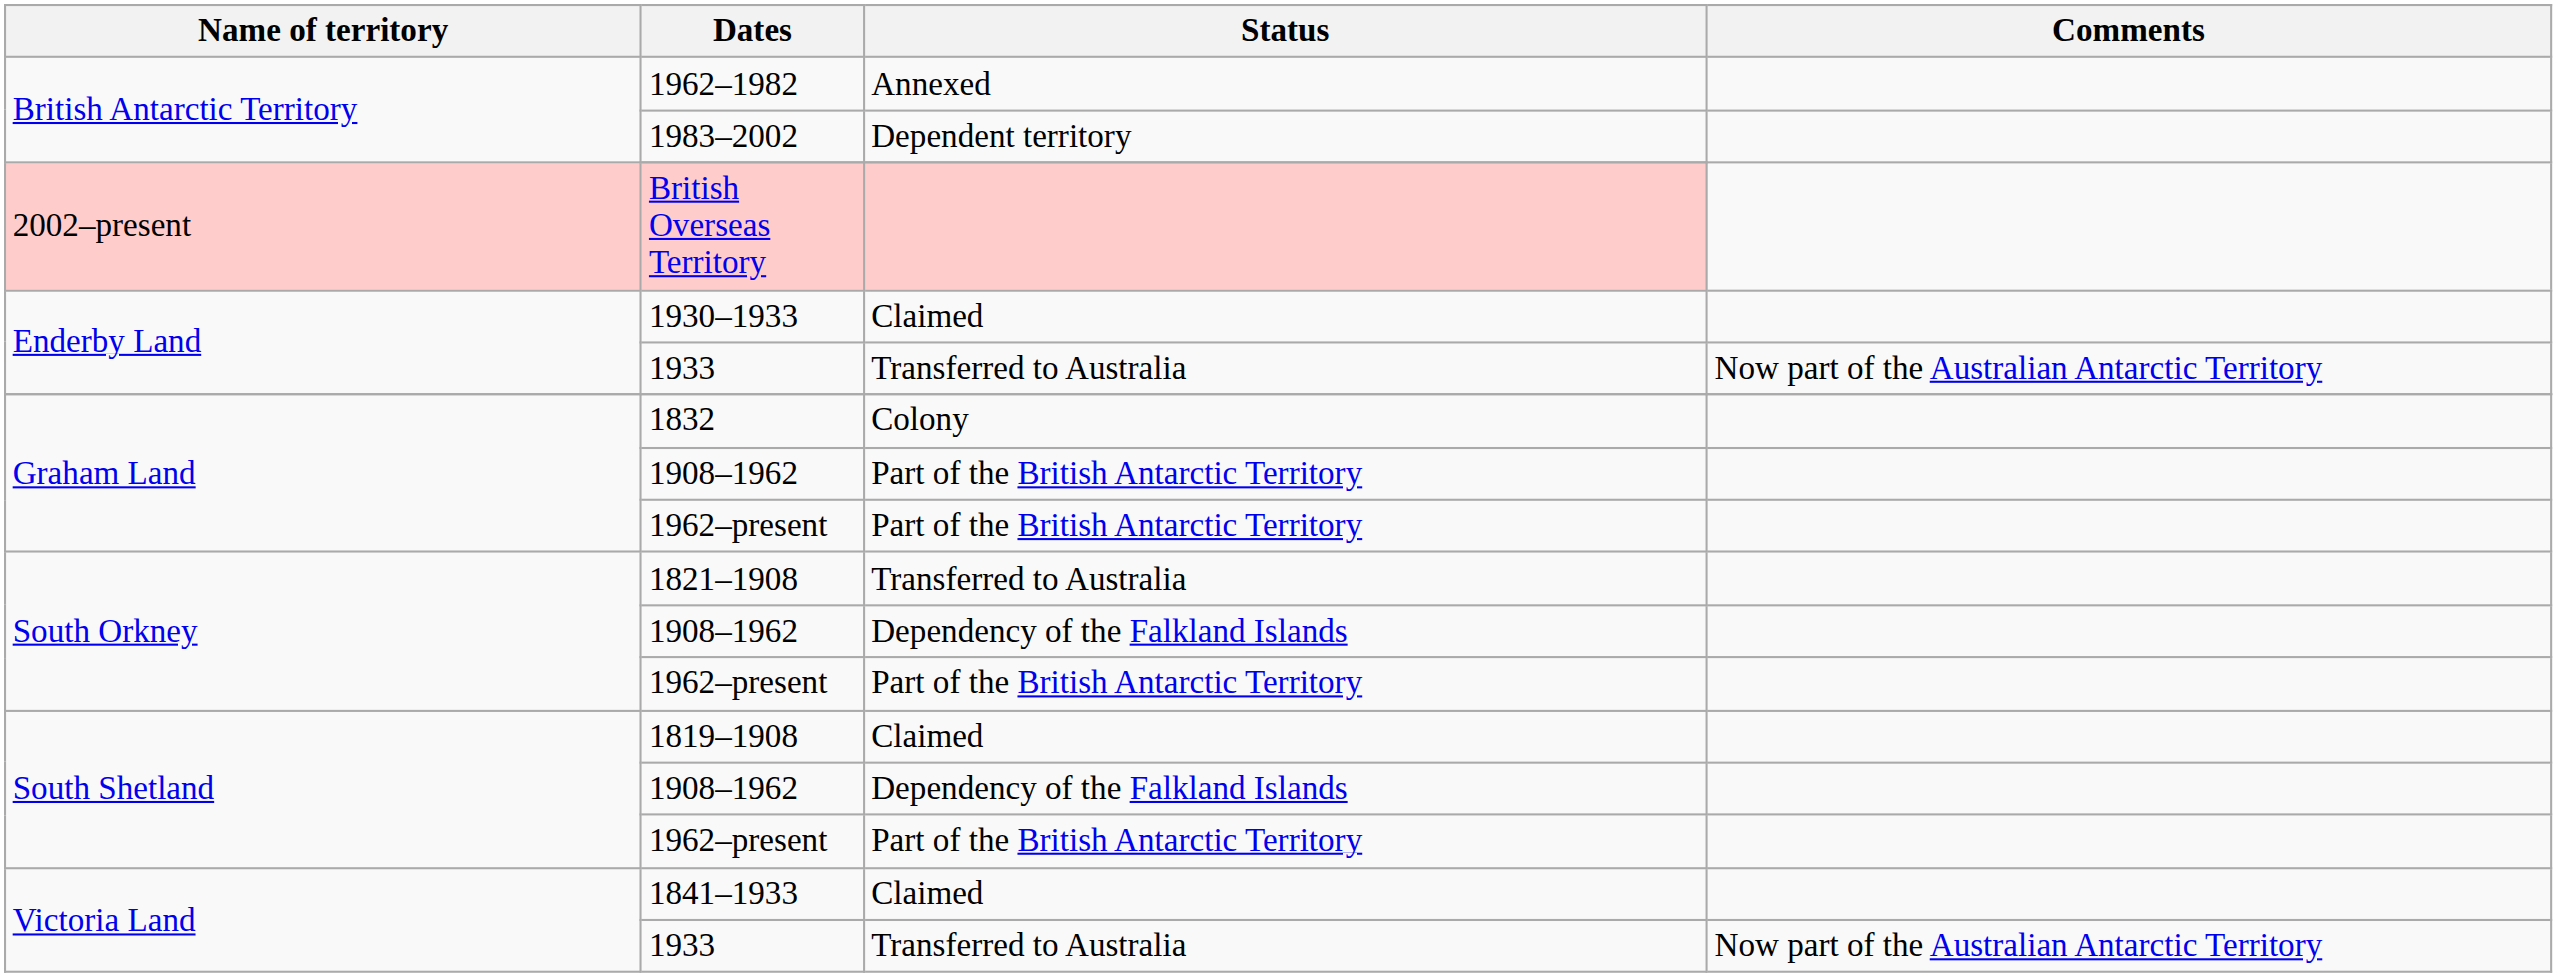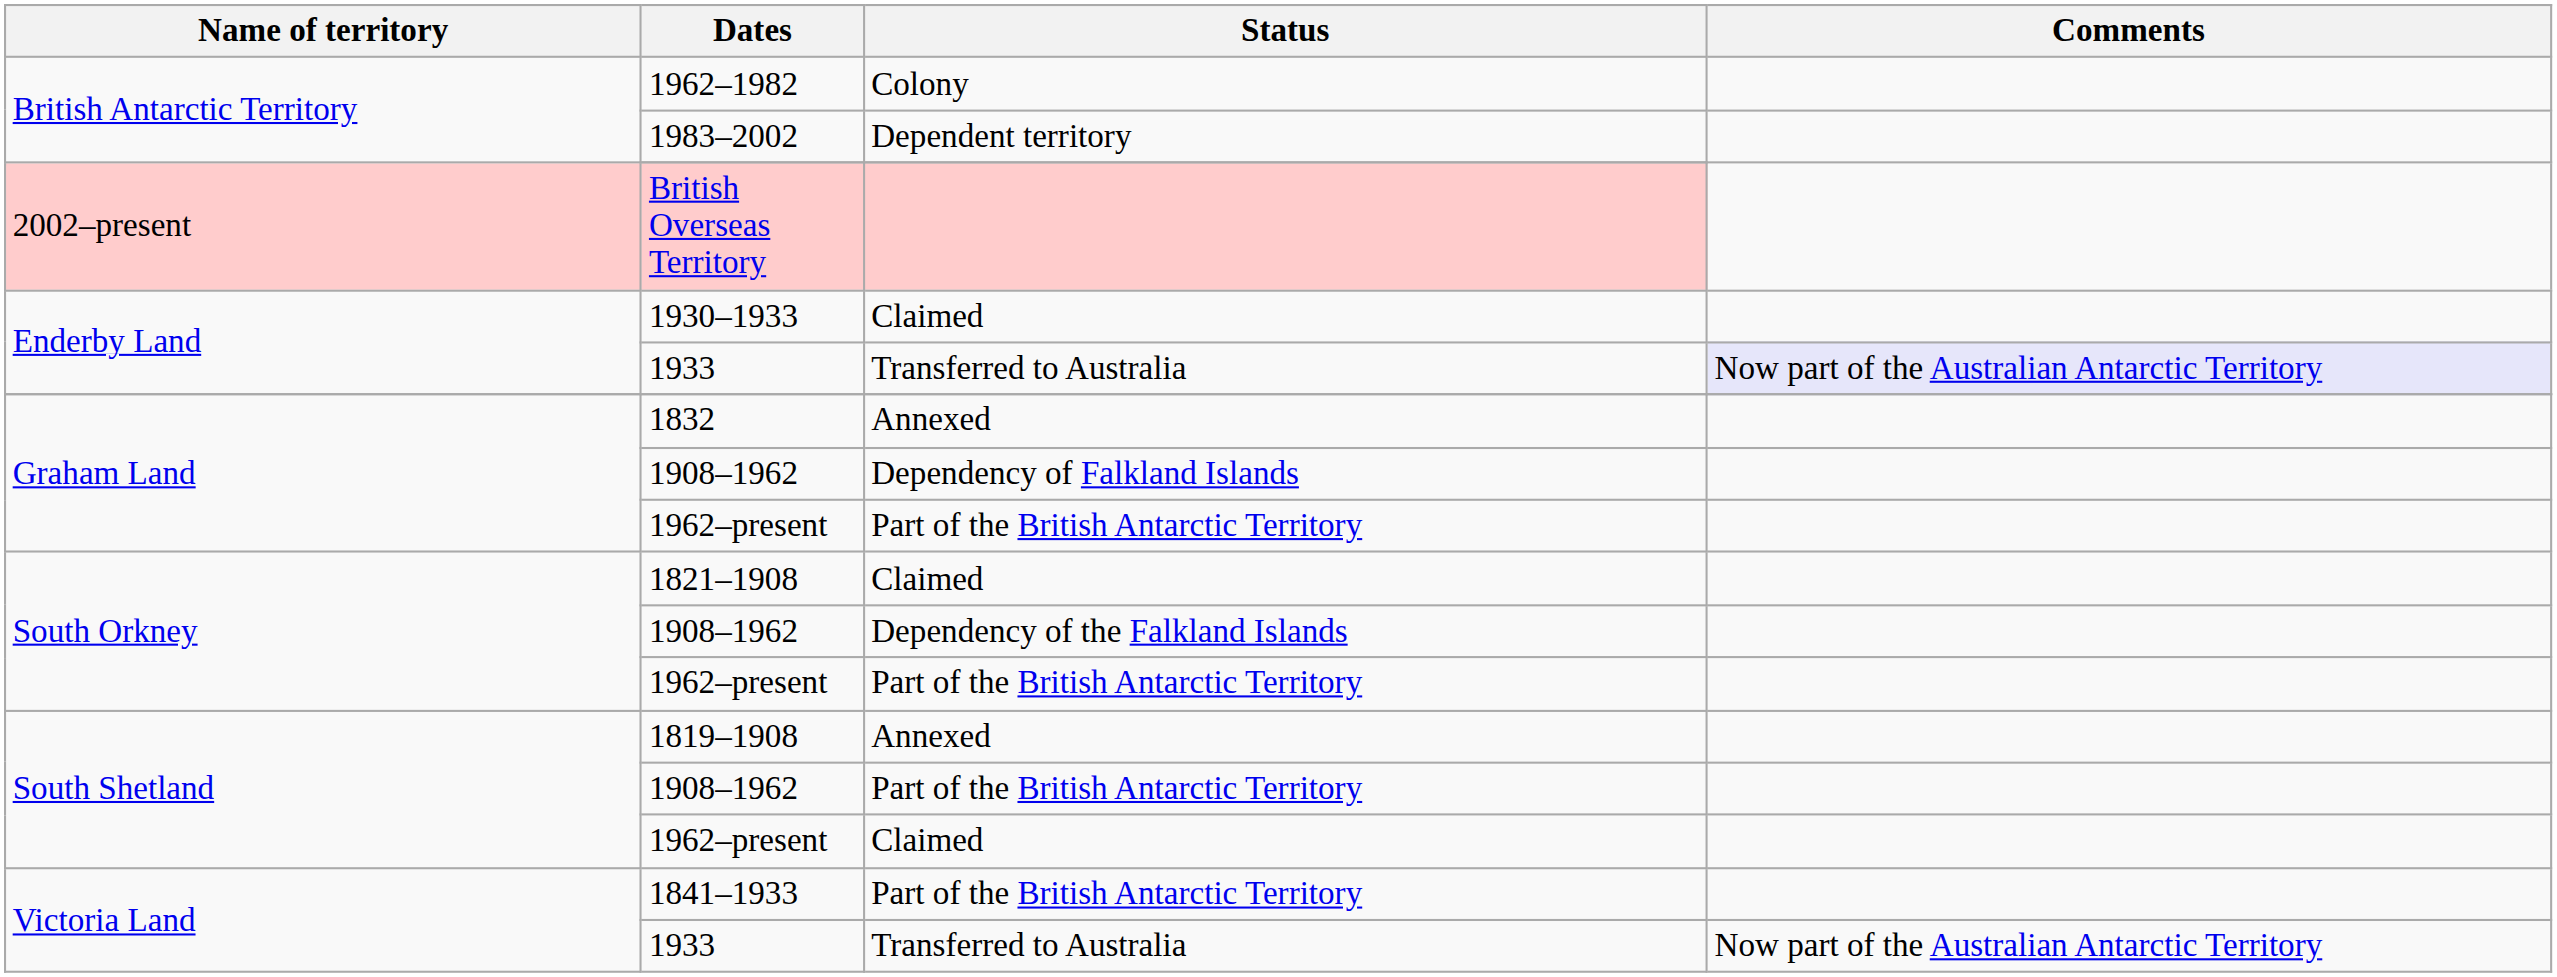(931, 83) Annexed -> (920, 83) Colony
(2018, 367) no background -> (2018, 367) lavender background
(920, 420) Colony -> (931, 420) Annexed
(1117, 472) Part of the British Antarctic Territory -> (1085, 472) Dependency of Falkland Islands
(1029, 578) Transferred to Australia -> (927, 578) Claimed
(927, 735) Claimed -> (931, 735) Annexed
(1109, 788) Dependency of the Falkland Islands -> (1117, 788) Part of the British Antarctic Territory
(1117, 840) Part of the British Antarctic Territory -> (927, 840) Claimed
(927, 893) Claimed -> (1117, 893) Part of the British Antarctic Territory
